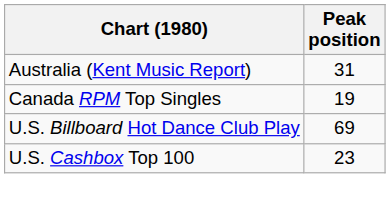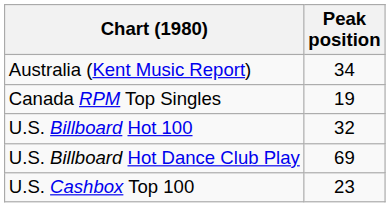(344, 69) 31 -> (344, 69) 34
+ row: (101, 128)
